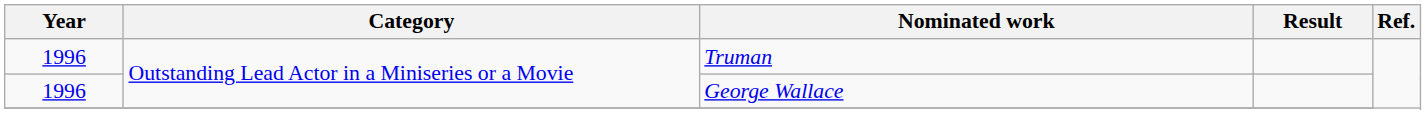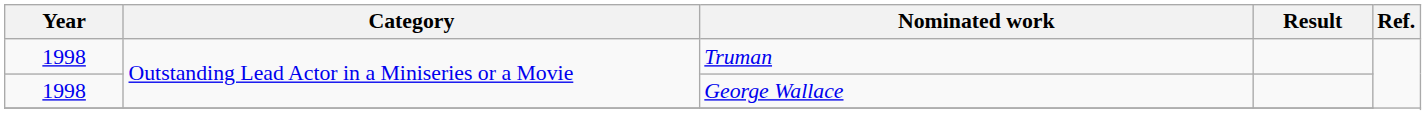(64, 56) 1996 -> (64, 56) 1998
(64, 90) 1996 -> (64, 90) 1998
